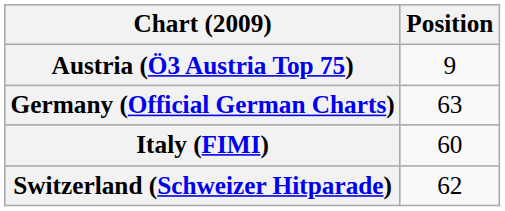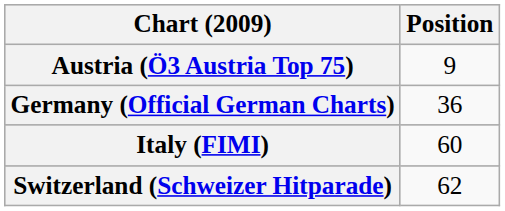(450, 104) 63 -> (450, 104) 36
